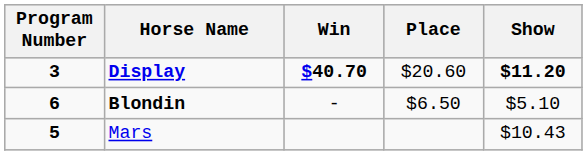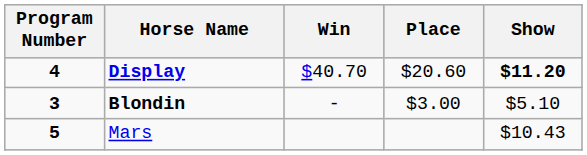(54, 72) 3 -> (54, 72) 4
(334, 72) bold -> (334, 72) normal
(54, 103) 6 -> (54, 103) 3
(433, 103) $6.50 -> (433, 103) $3.00
